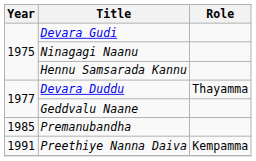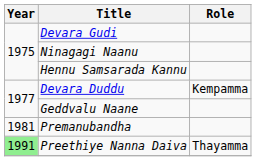(220, 89) Thayamma -> (220, 89) Kempamma
(21, 127) 1985 -> (21, 127) 1981
(21, 146) no background -> (21, 146) lightgreen background
(220, 146) Kempamma -> (220, 146) Thayamma
